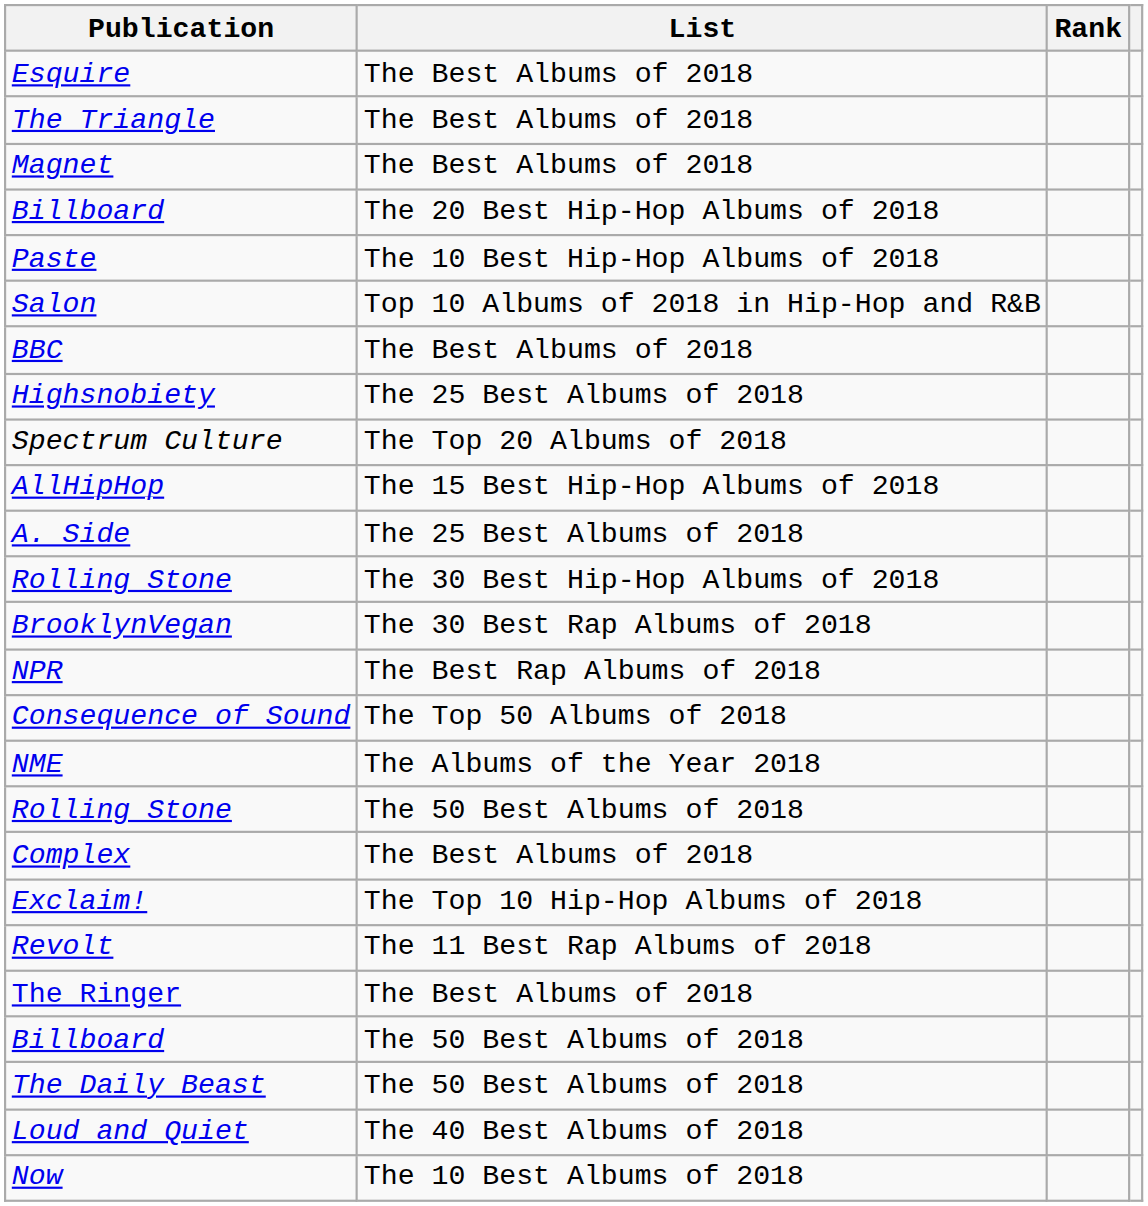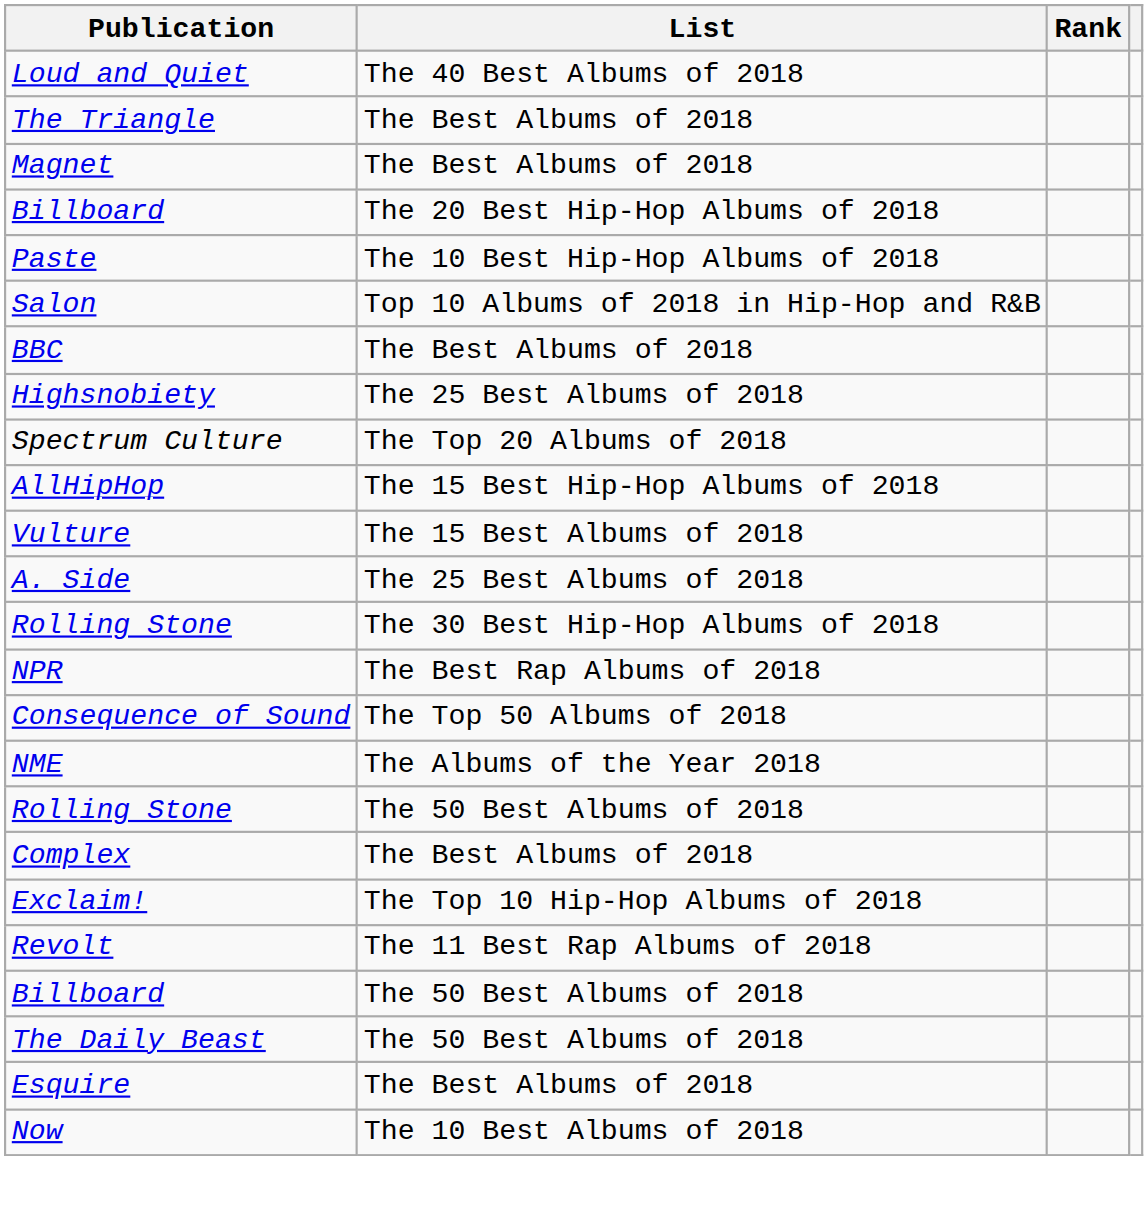rows swapped: (71, 74) <-> (130, 1132)
+ row: (71, 534)
- row: (122, 626)
- row: (96, 994)
